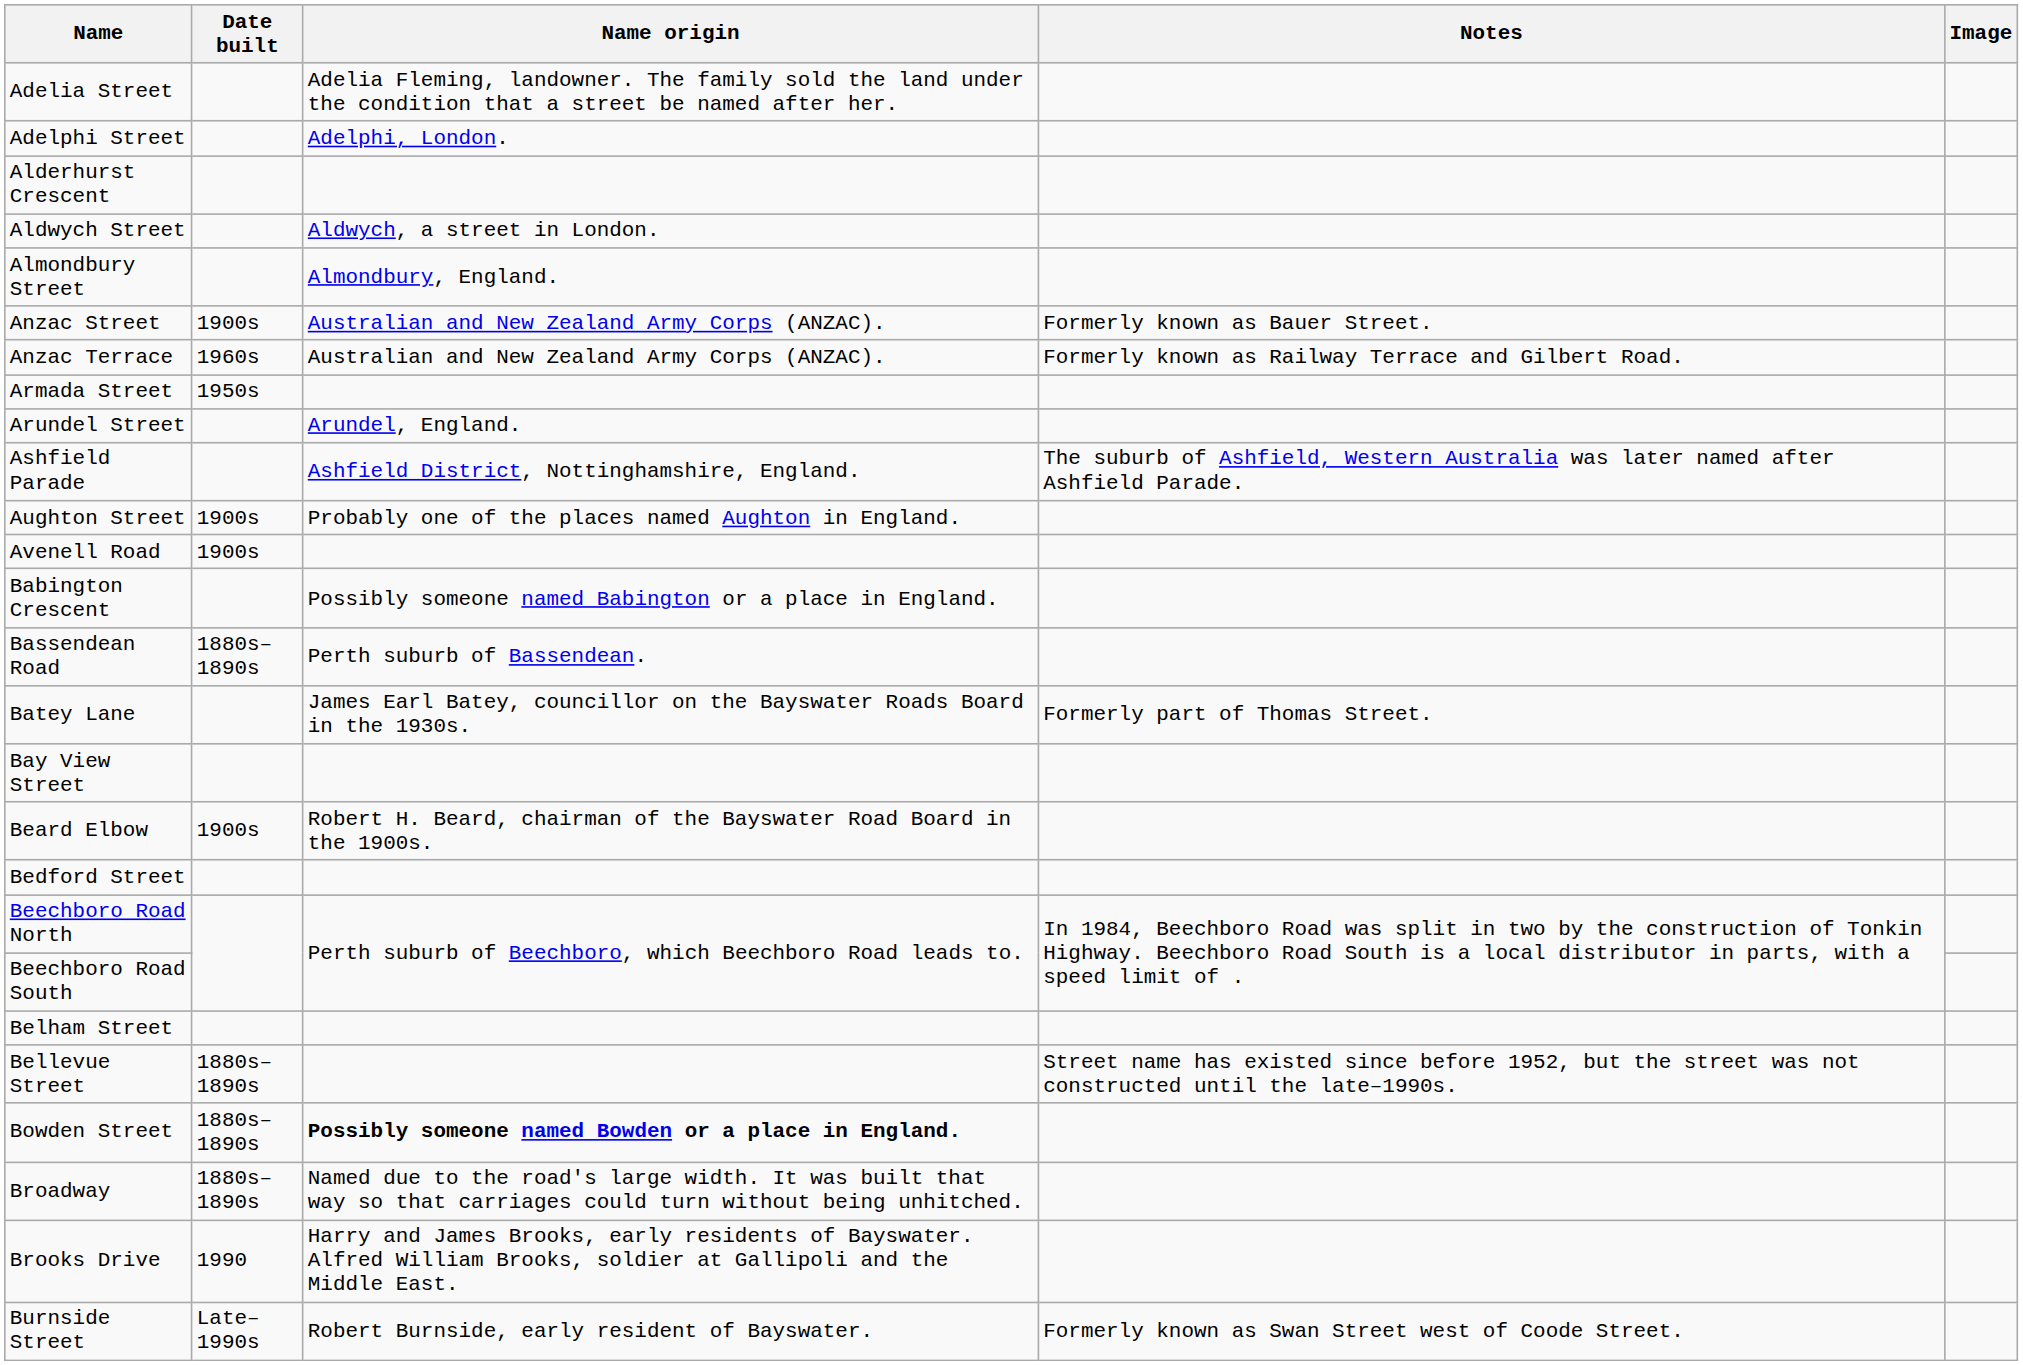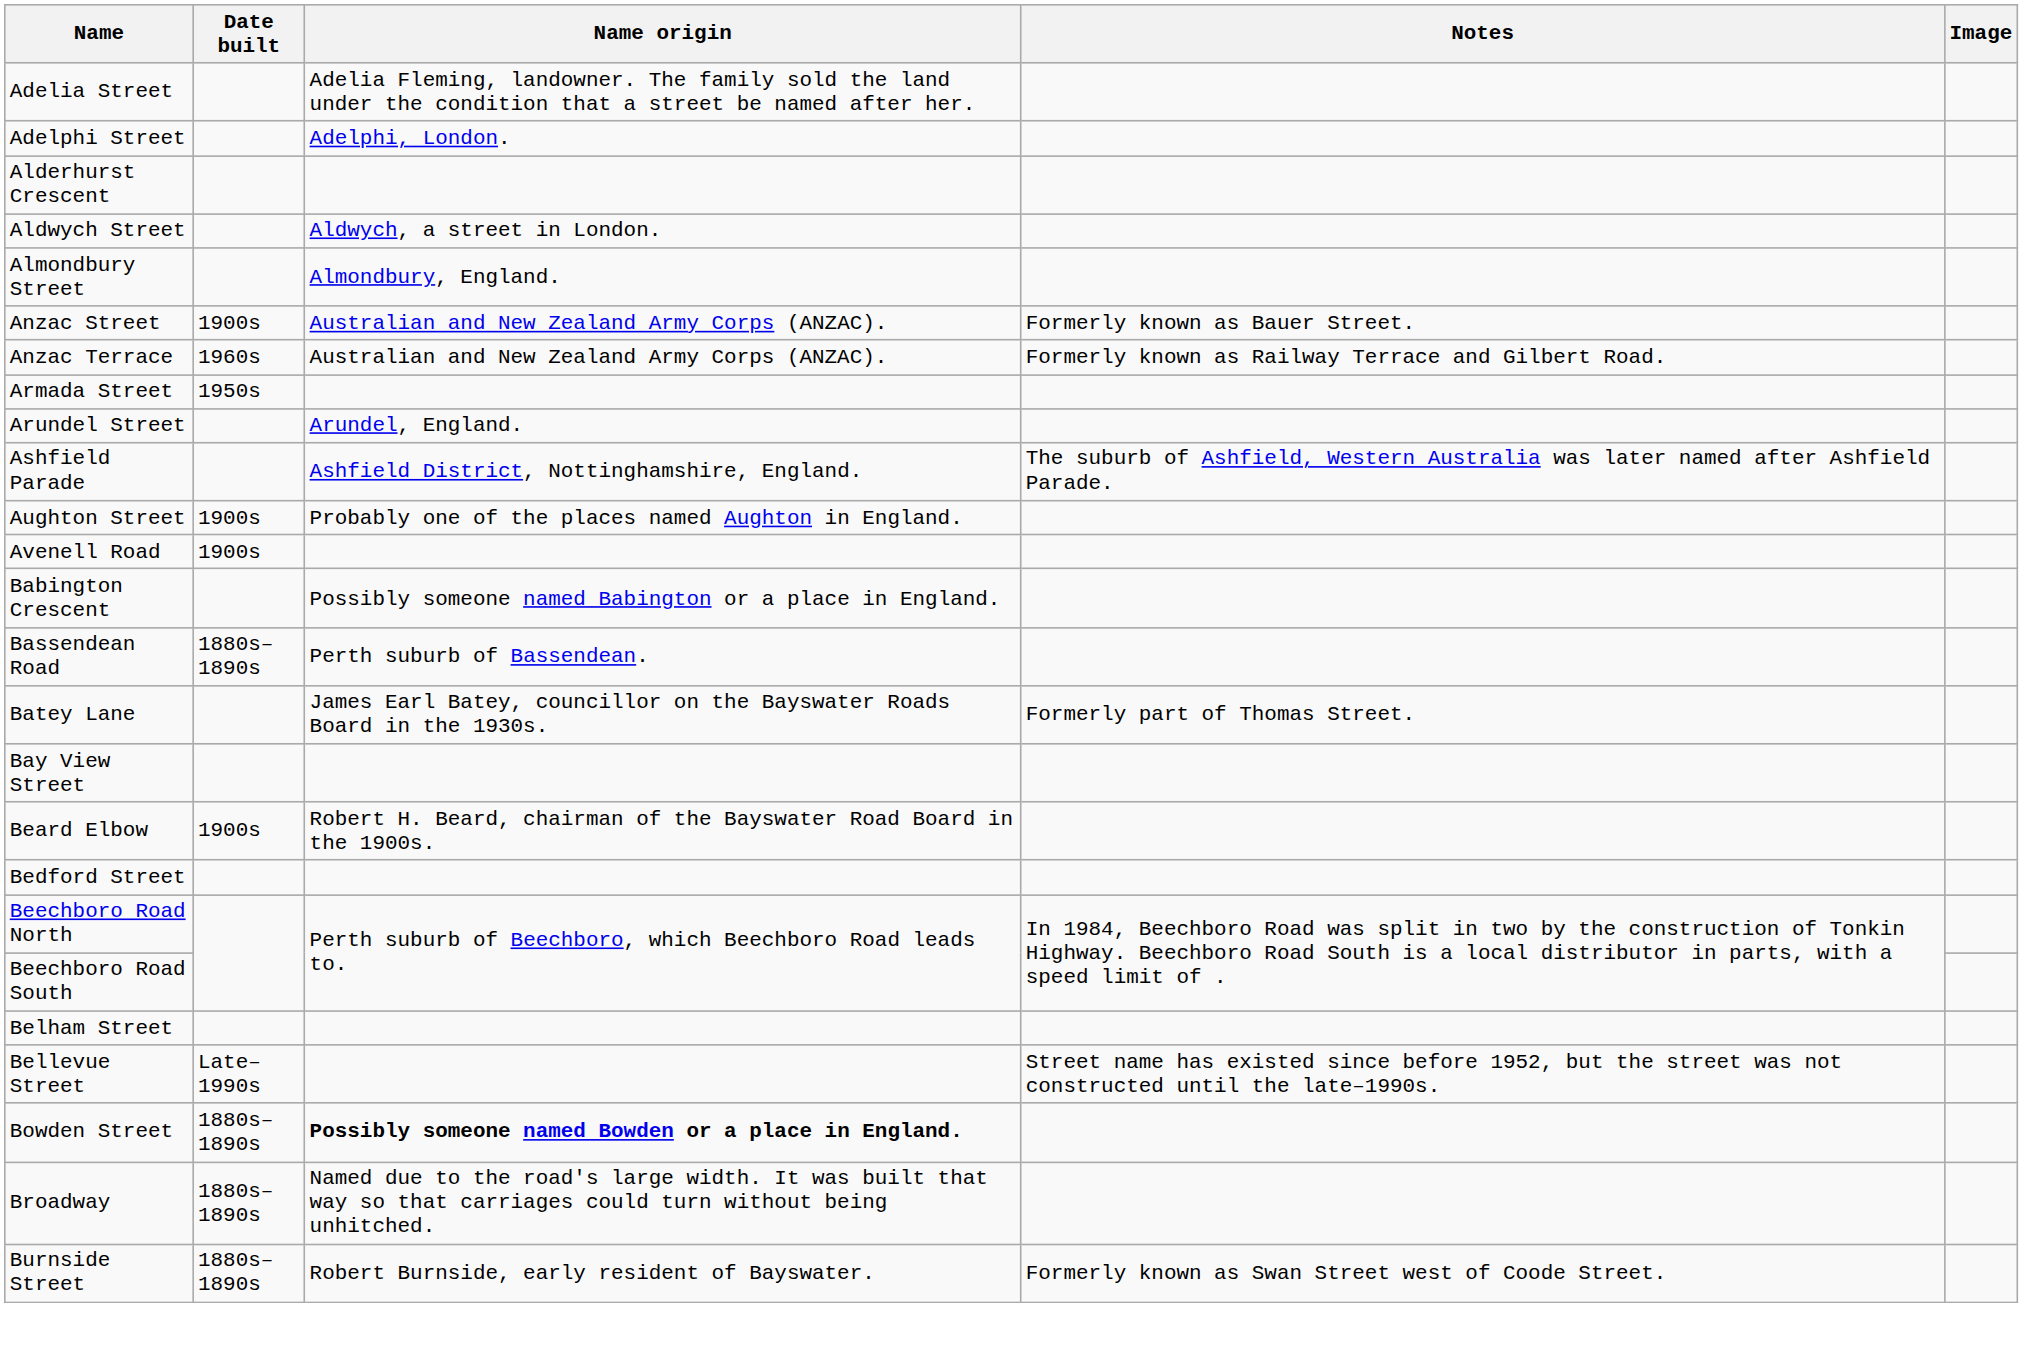(234, 1074) 1880s–1890s -> (229, 1074) Late–1990s
- row: (85, 1261)
(228, 1331) Late–1990s -> (236, 1273) 1880s–1890s
